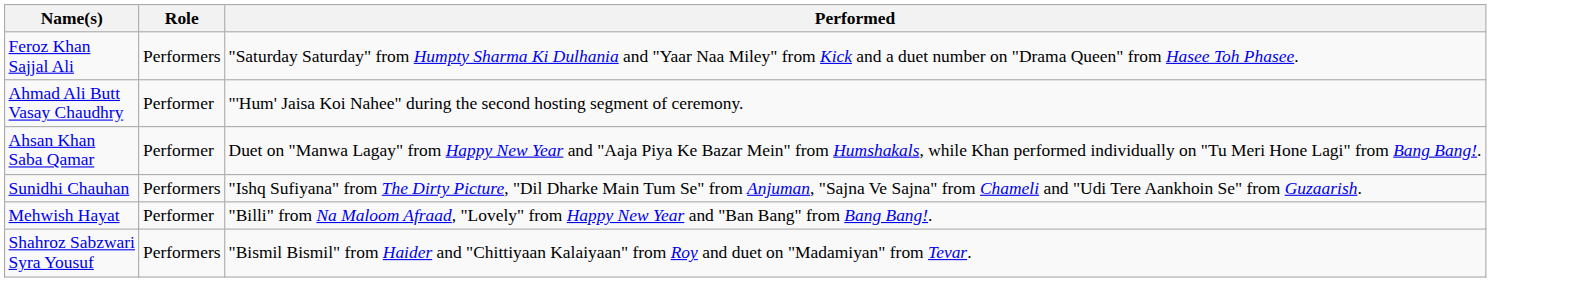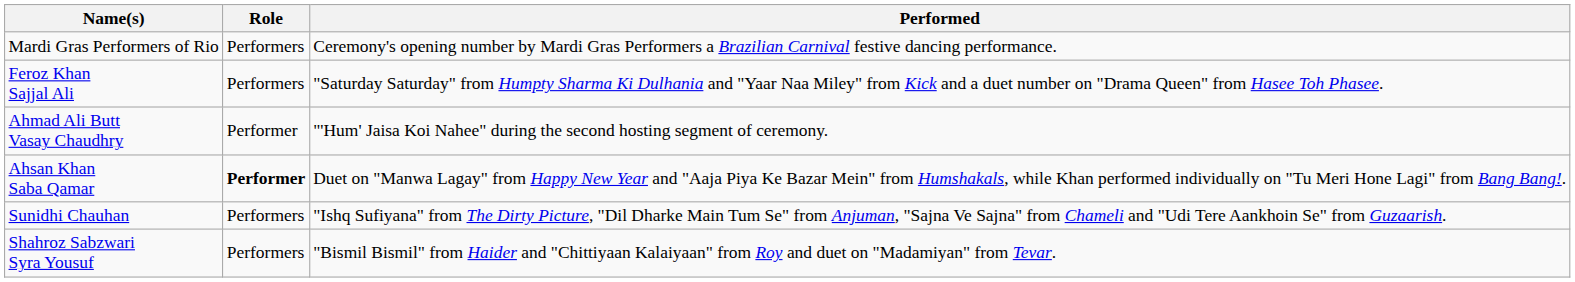+ row: (114, 45)
(178, 150) normal -> (266, 178) bold
- row: (64, 215)
